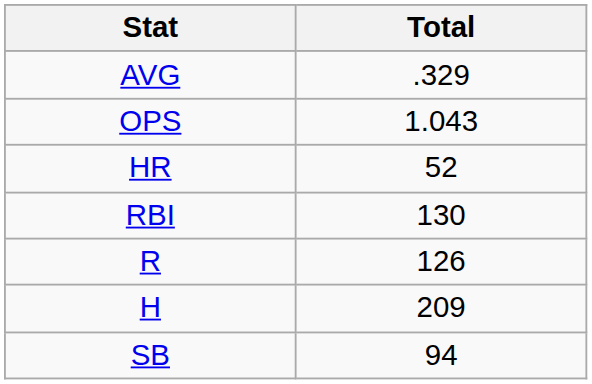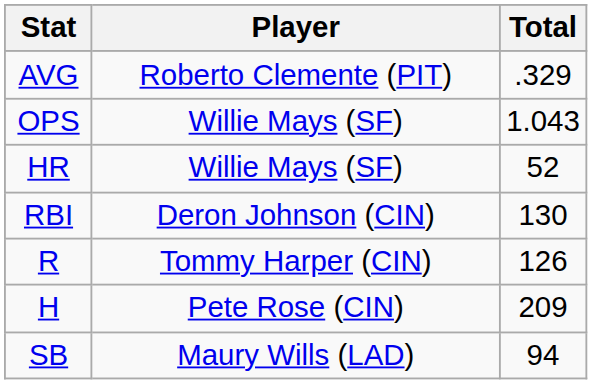+ column: (296, 27)
